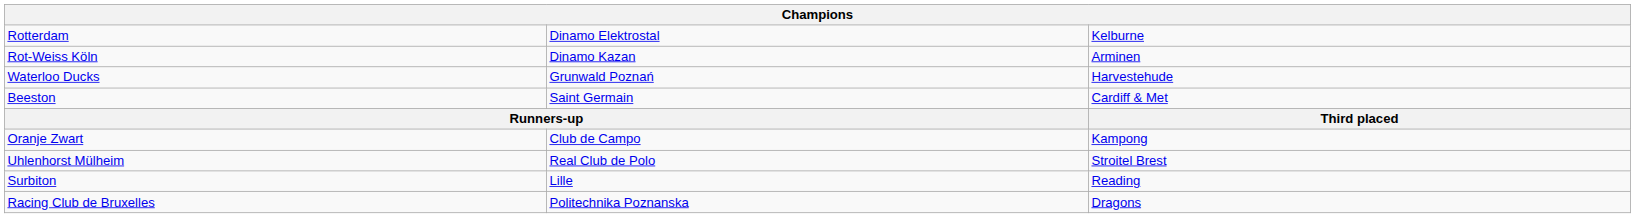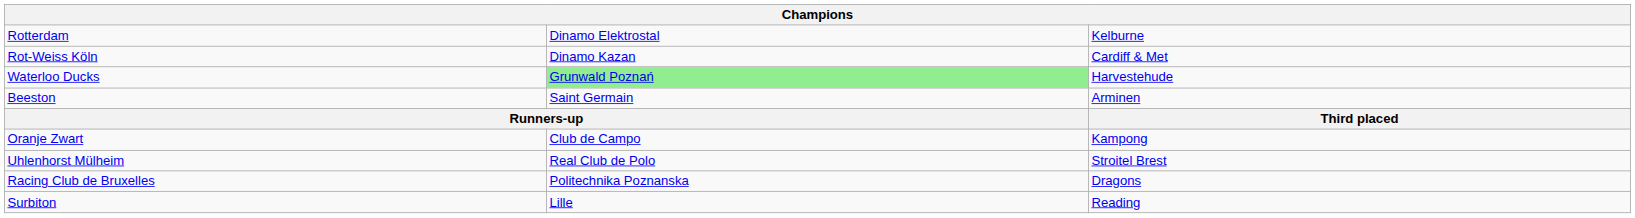(1116, 56) Arminen -> (1130, 56) Cardiff & Met
(602, 77) no background -> (602, 77) lightgreen background
(1130, 98) Cardiff & Met -> (1116, 98) Arminen
rows swapped: (81, 202) <-> (32, 181)
